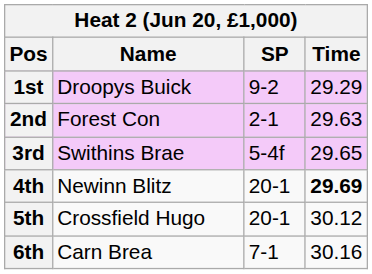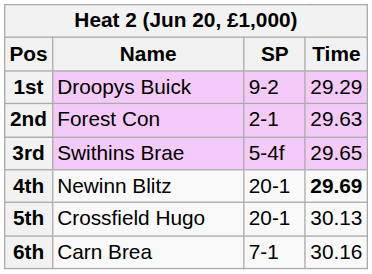(336, 218) 30.12 -> (336, 218) 30.13
